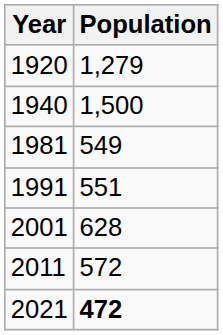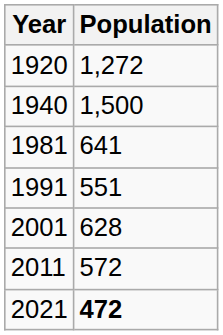(111, 65) 1,279 -> (111, 65) 1,272
(101, 146) 549 -> (101, 146) 641
